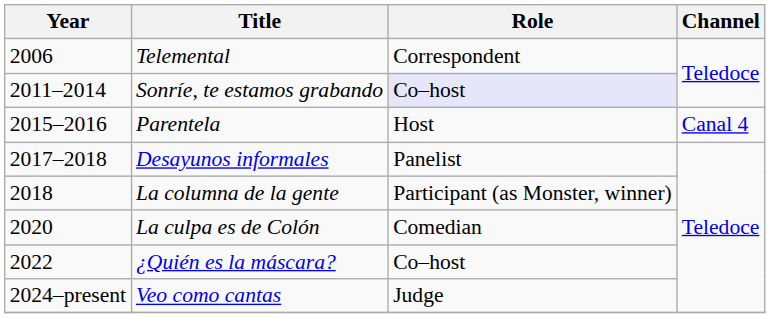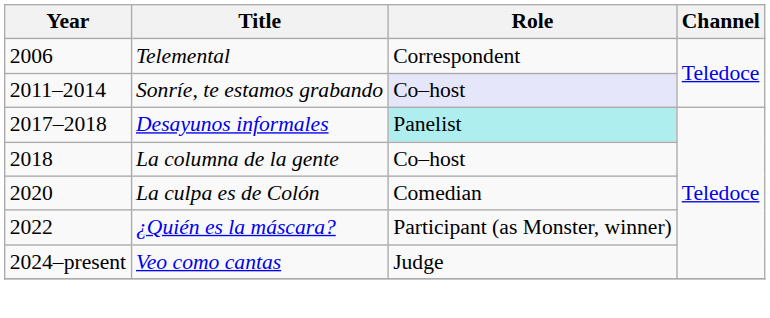- row: (178, 124)
(427, 158) no background -> (427, 124) paleturquoise background
(532, 192) Participant (as Monster, winner) -> (429, 158) Co–host
(429, 261) Co–host -> (532, 227) Participant (as Monster, winner)
